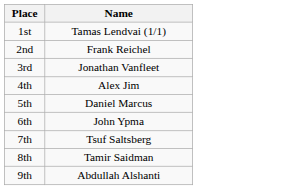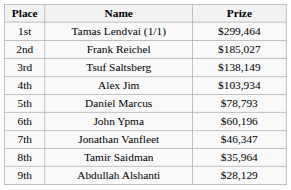+ column: (239, 13)
(119, 67) Jonathan Vanfleet -> (119, 67) Tsuf Saltsberg
(119, 139) Tsuf Saltsberg -> (119, 139) Jonathan Vanfleet
